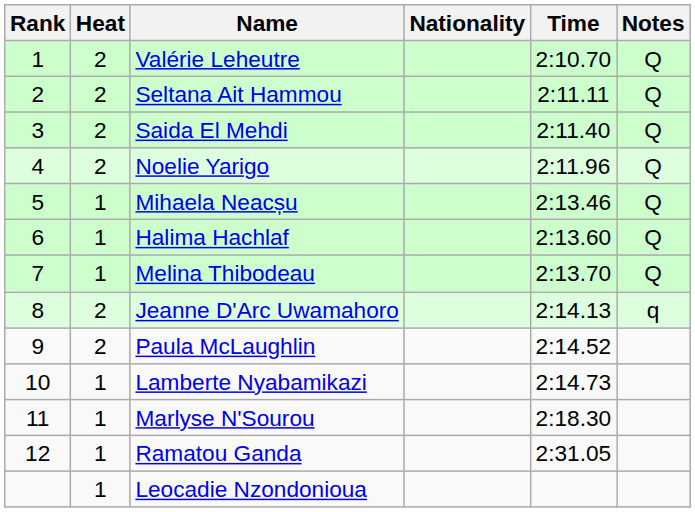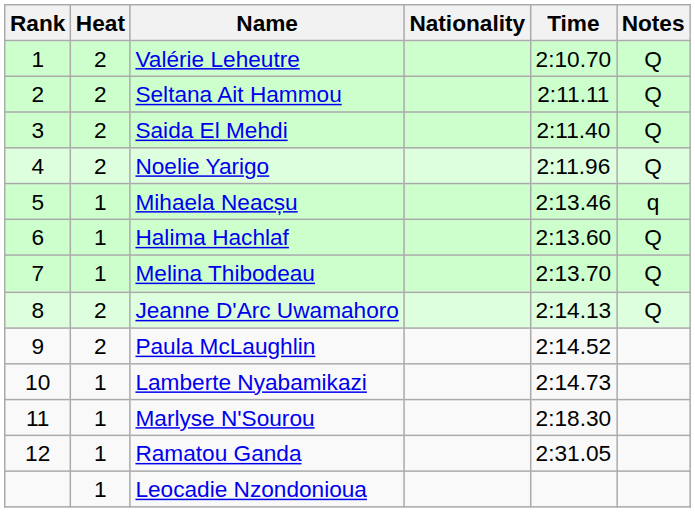(653, 202) Q -> (653, 202) q
(653, 310) q -> (653, 310) Q
